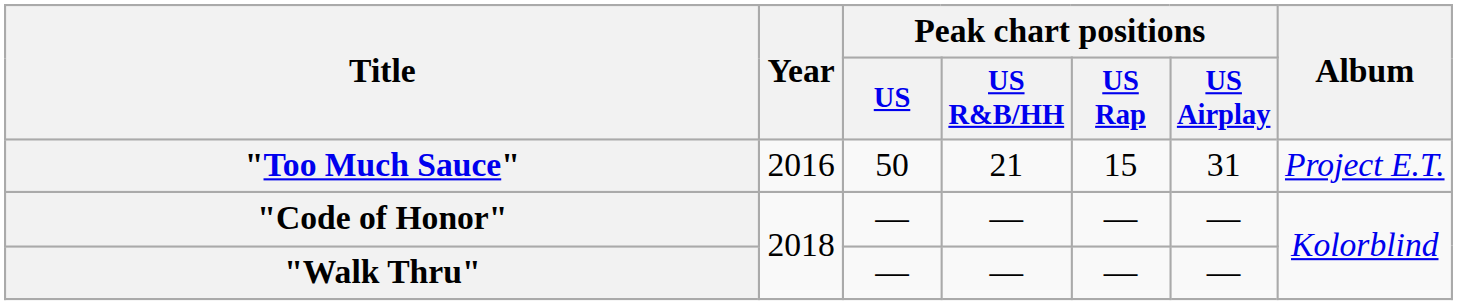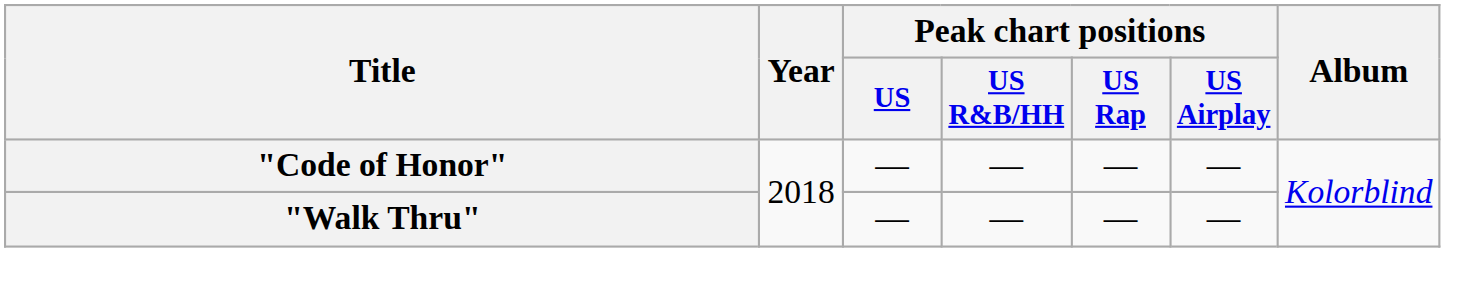- row: (382, 165)
